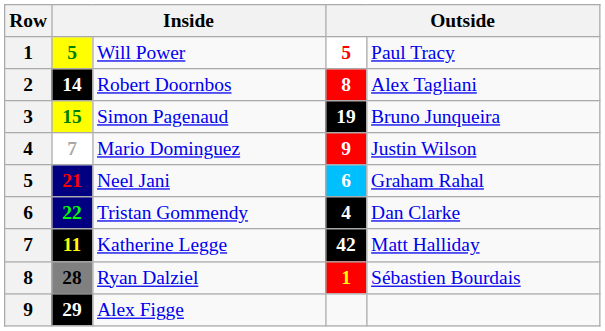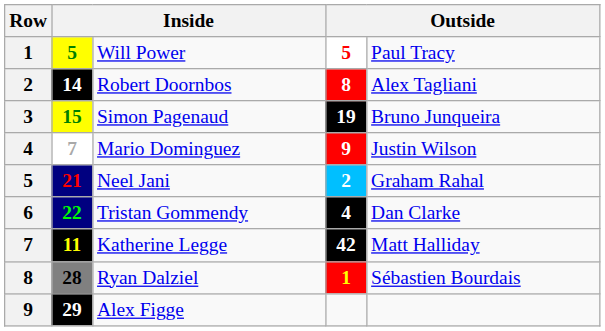(346, 181) 6 -> (346, 181) 2
